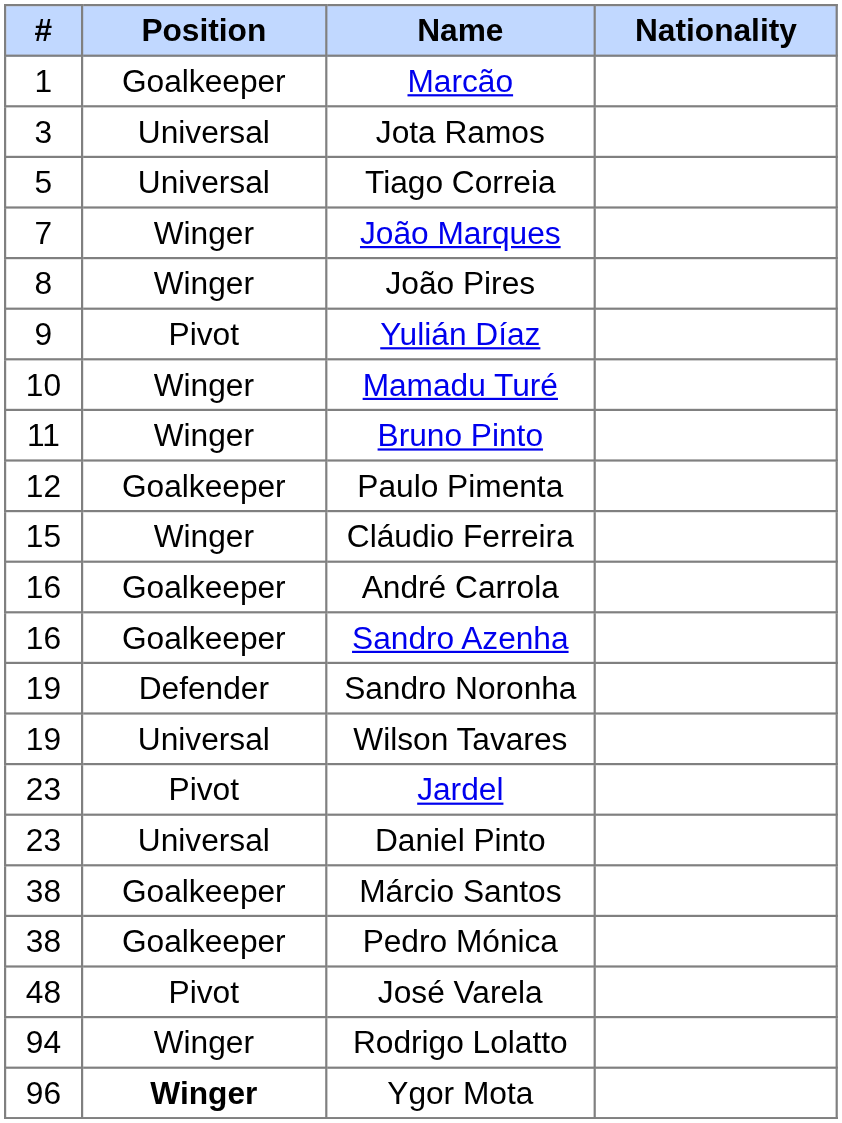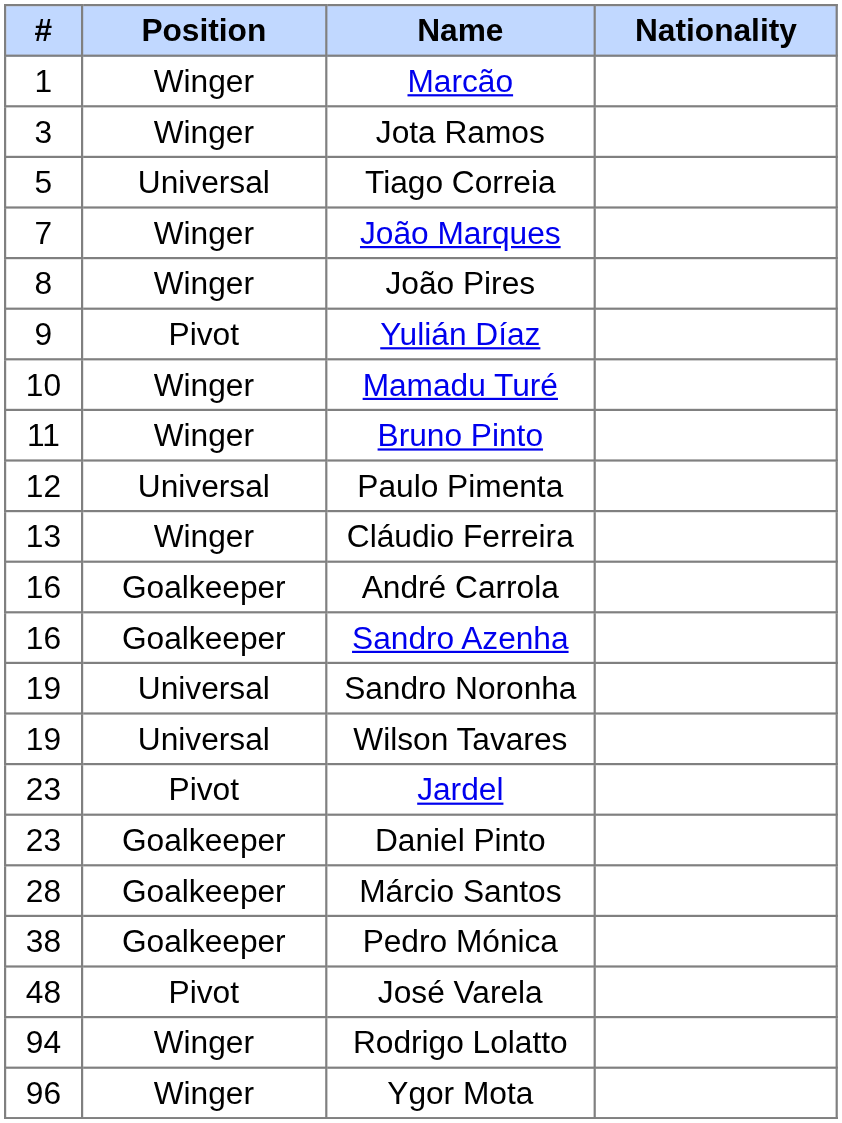(204, 81) Goalkeeper -> (204, 81) Winger
(204, 132) Universal -> (204, 132) Winger
(204, 486) Goalkeeper -> (204, 486) Universal
(43, 536) 15 -> (43, 536) 13
(204, 688) Defender -> (204, 688) Universal
(204, 840) Universal -> (204, 840) Goalkeeper
(43, 891) 38 -> (43, 891) 28
(204, 1093) bold -> (204, 1093) normal
